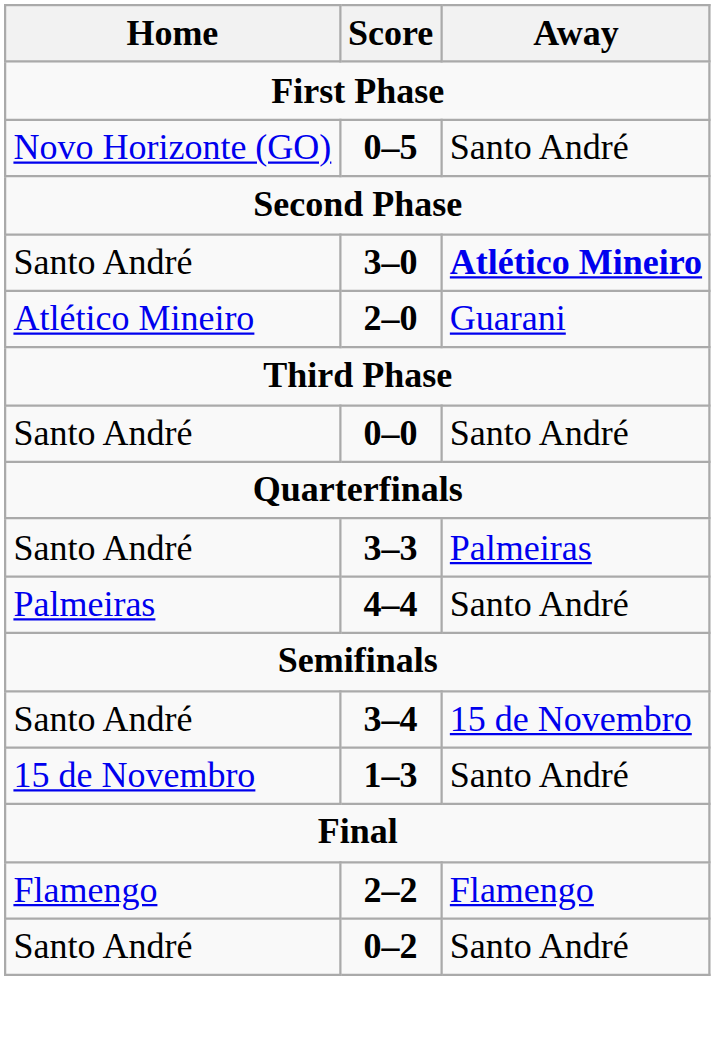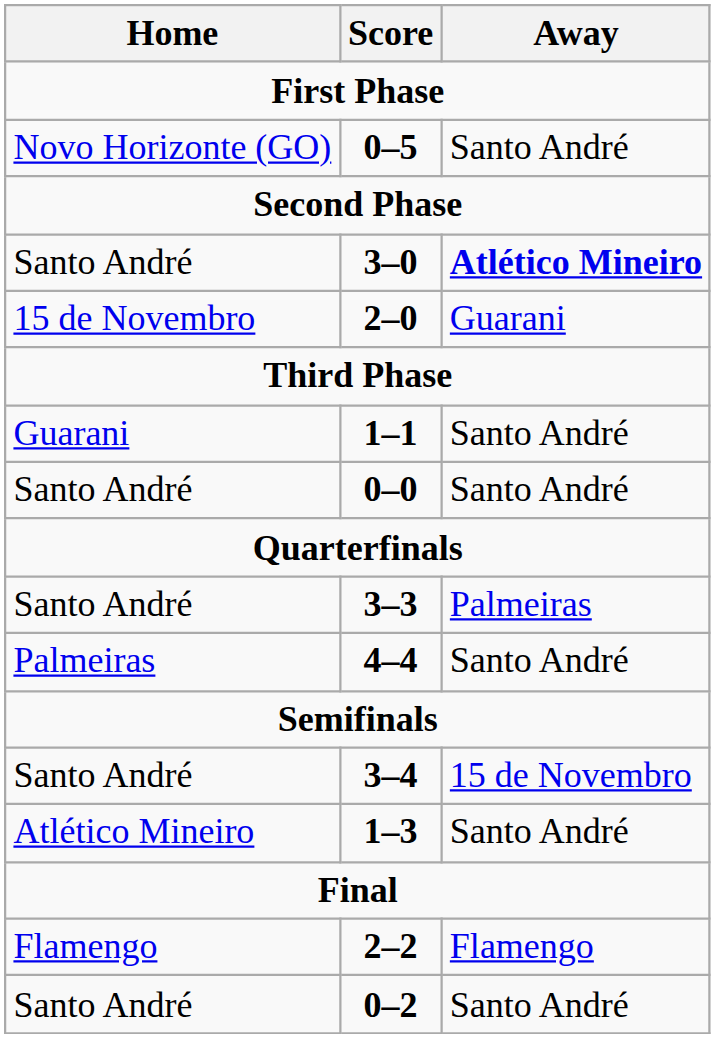(134, 318) Atlético Mineiro -> (134, 318) 15 de Novembro
+ row: (391, 432)
(134, 775) 15 de Novembro -> (134, 832) Atlético Mineiro
